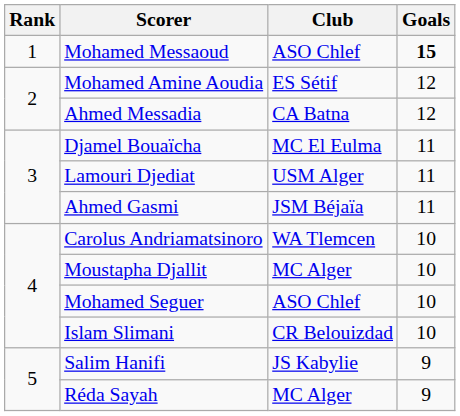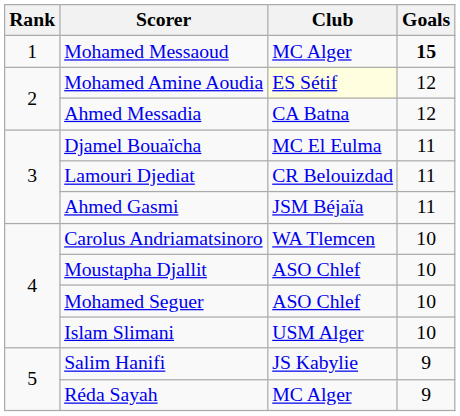(316, 51) ASO Chlef -> (312, 51) MC Alger
(305, 82) no background -> (305, 82) lightyellow background
(318, 176) USM Alger -> (333, 176) CR Belouizdad
(312, 269) MC Alger -> (316, 269) ASO Chlef
(333, 332) CR Belouizdad -> (318, 332) USM Alger
